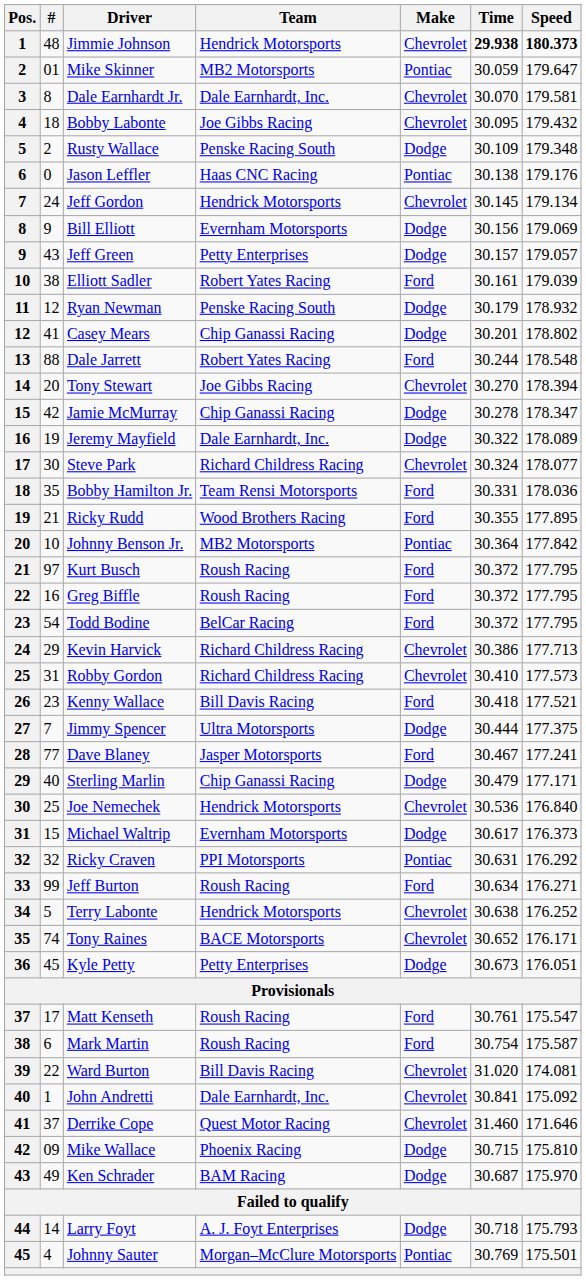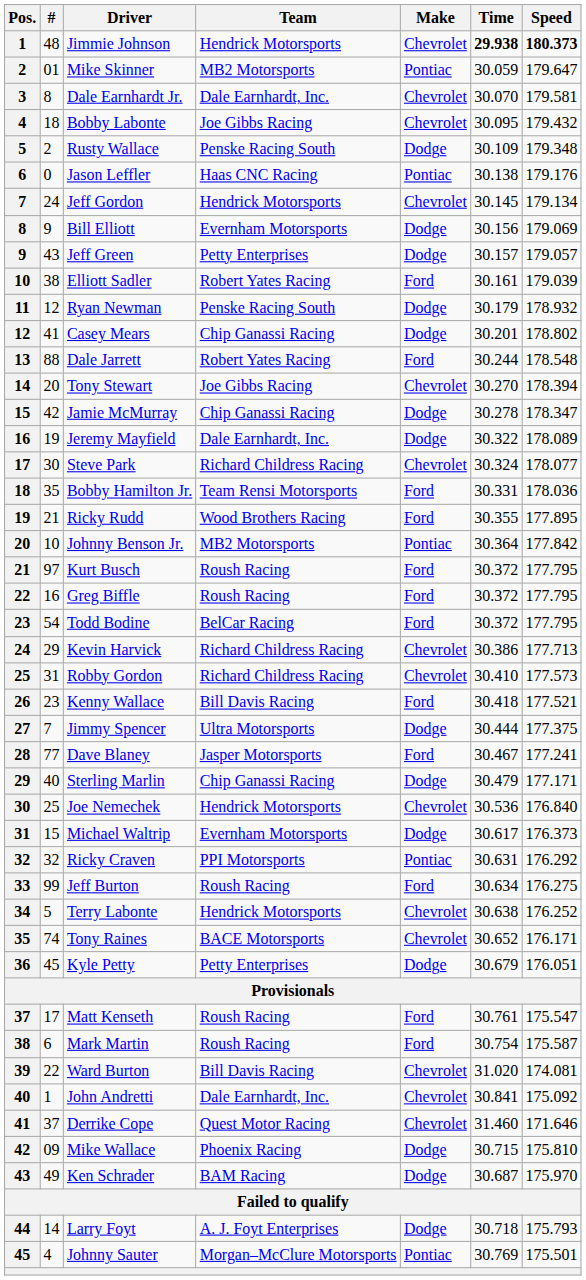(551, 886) 176.271 -> (551, 886) 176.275
(496, 965) 30.673 -> (496, 965) 30.679
